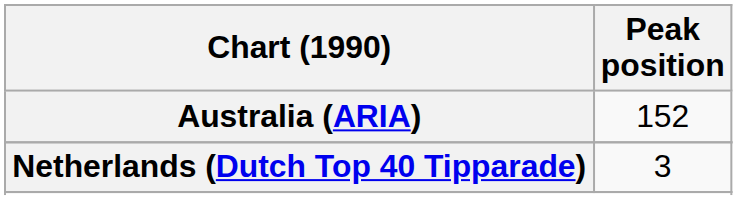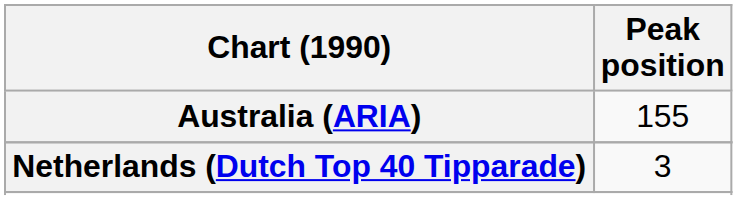(663, 116) 152 -> (663, 116) 155
